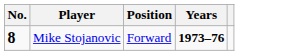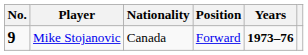+ column: (158, 14)
(11, 37) 8 -> (11, 37) 9
